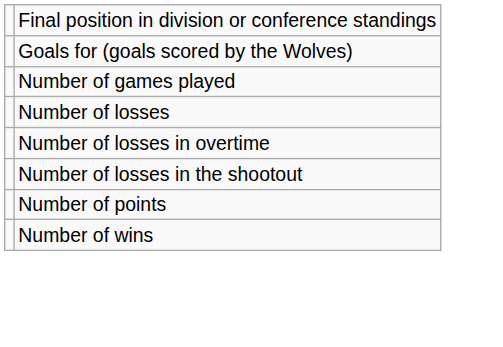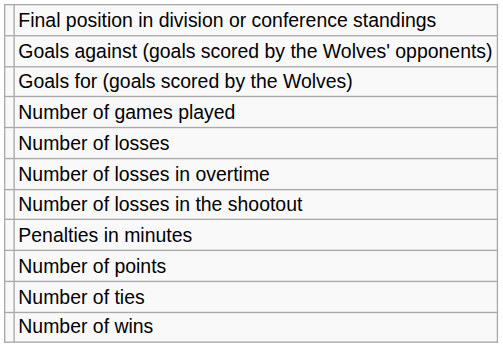+ row: (255, 51)
+ row: (105, 235)
+ row: (82, 297)
